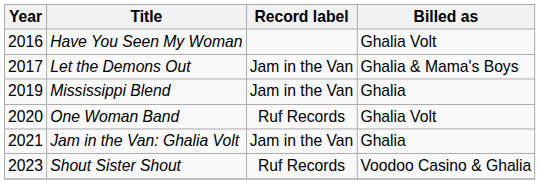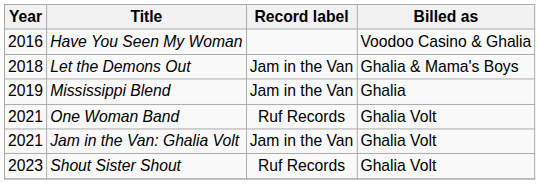(398, 41) Ghalia Volt -> (446, 41) Voodoo Casino & Ghalia
(26, 66) 2017 -> (26, 66) 2018
(26, 116) 2020 -> (26, 116) 2021
(383, 141) Ghalia -> (398, 141) Ghalia Volt
(446, 166) Voodoo Casino & Ghalia -> (398, 166) Ghalia Volt
